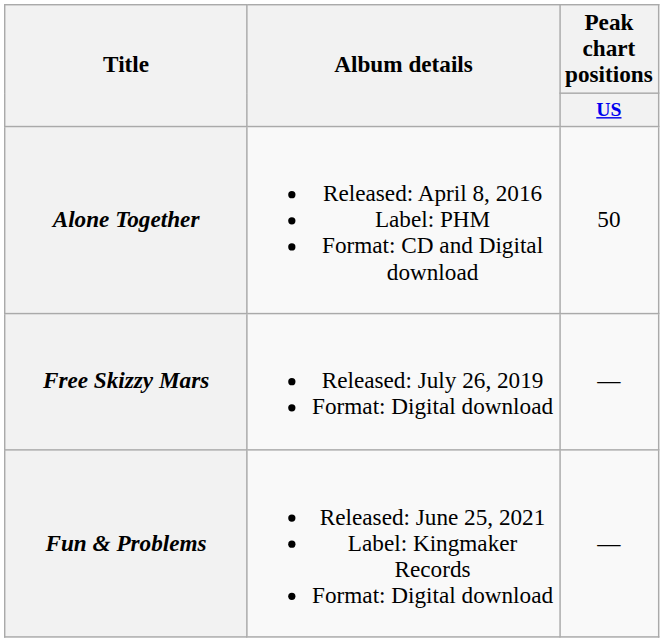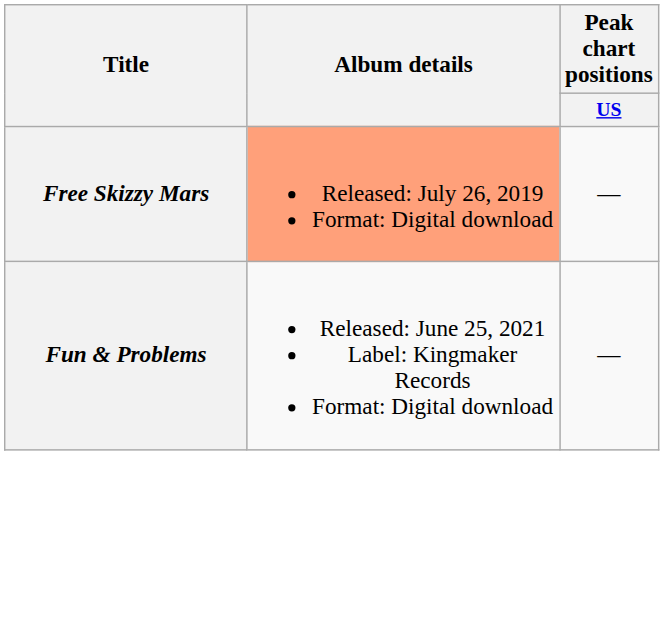- row: (126, 219)
(404, 395) no background -> (404, 207) lightsalmon background
